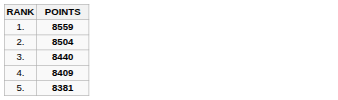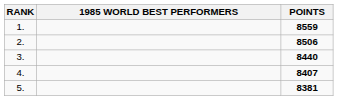+ column: (159, 12)
(63, 42) 8504 -> (307, 42) 8506
(63, 73) 8409 -> (307, 73) 8407
